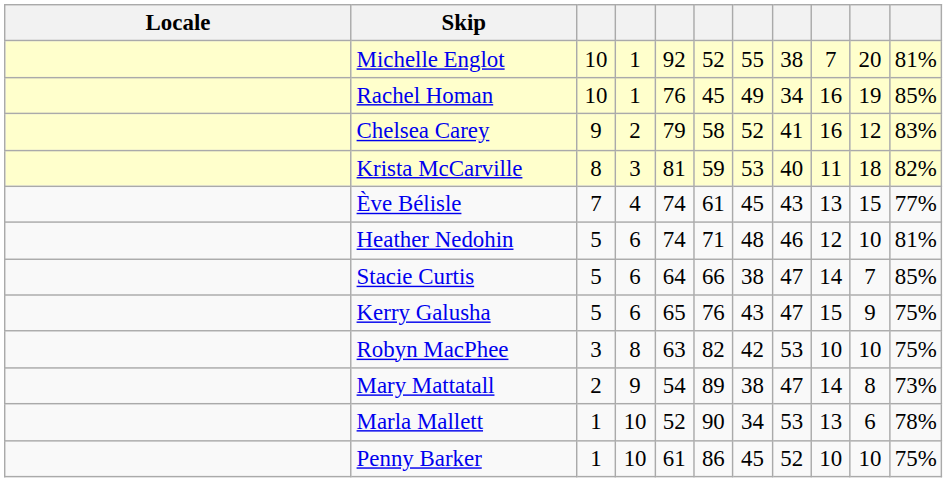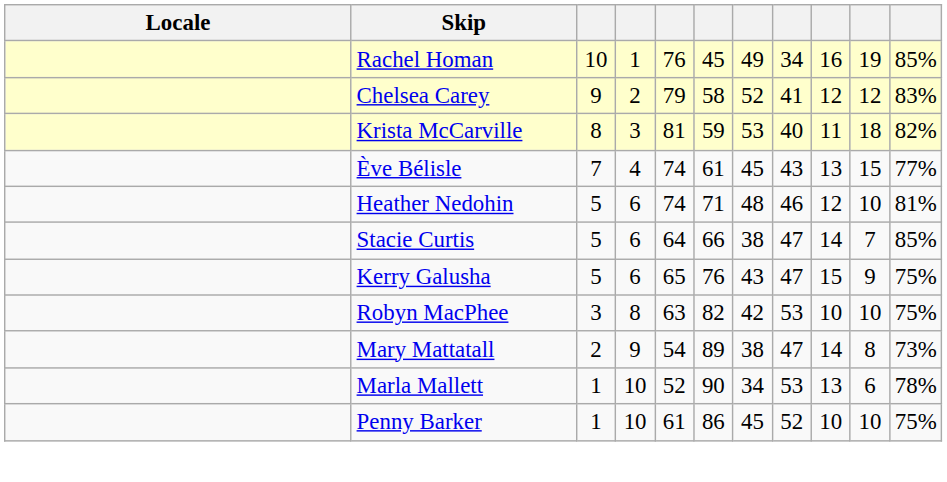- row: (431, 58)
(831, 131) 16 -> (831, 95) 12
